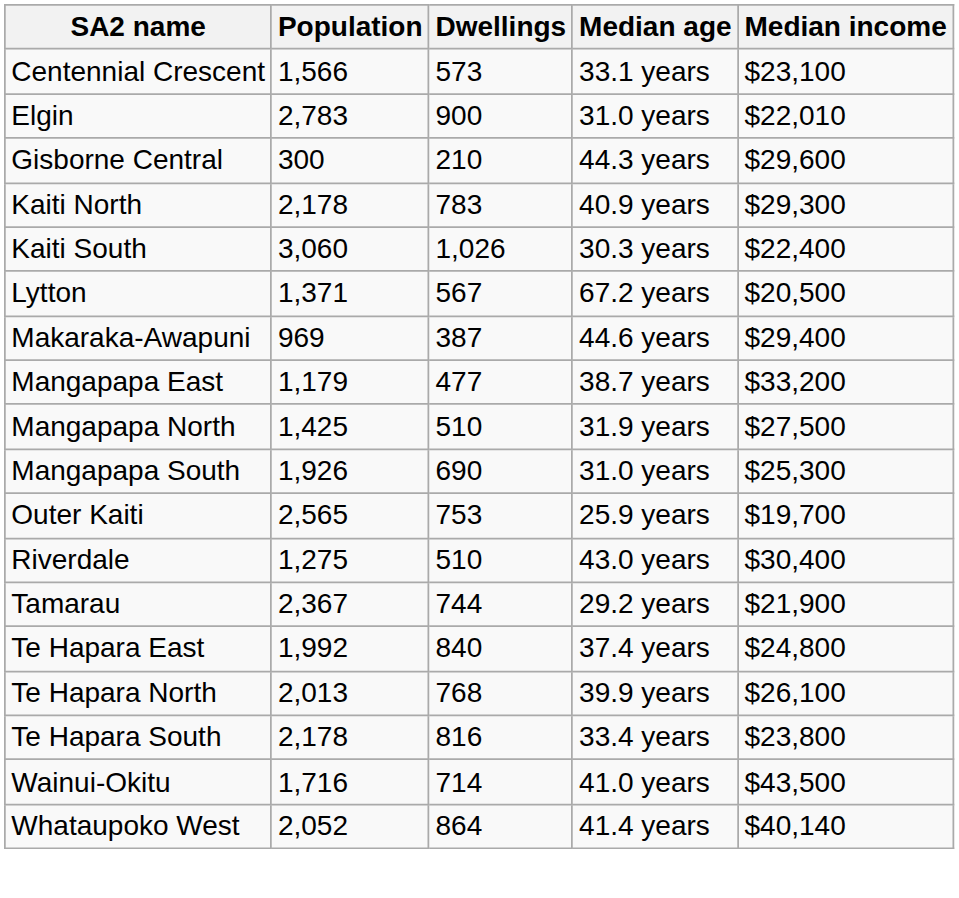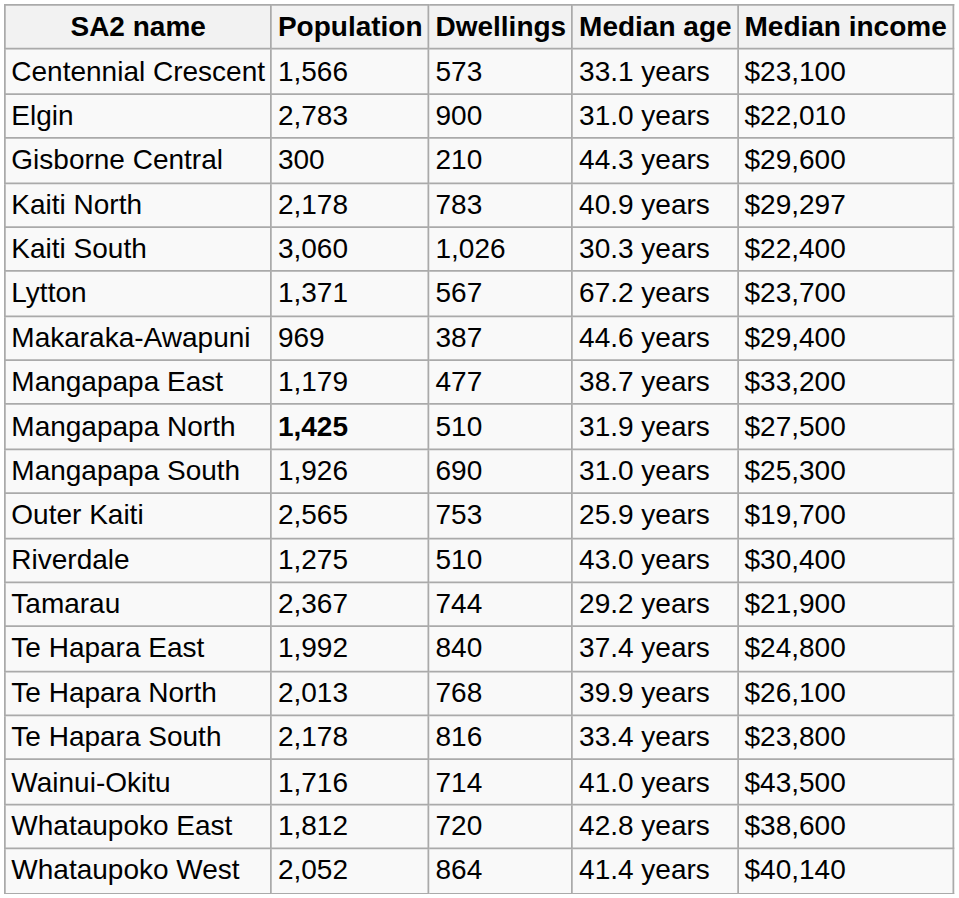(795, 204) $29,300 -> (795, 204) $29,297
(795, 293) $20,500 -> (795, 293) $23,700
(313, 426) normal -> (313, 426) bold
+ row: (122, 826)
